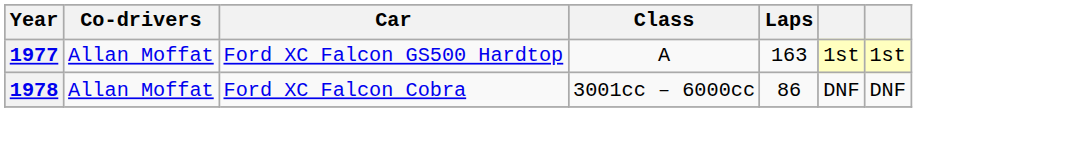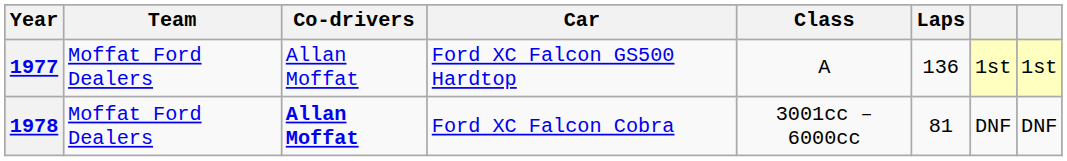+ column: (172, 22)
(789, 56) 163 -> (941, 68) 136
(141, 90) normal -> (322, 126) bold
(789, 90) 86 -> (941, 126) 81
